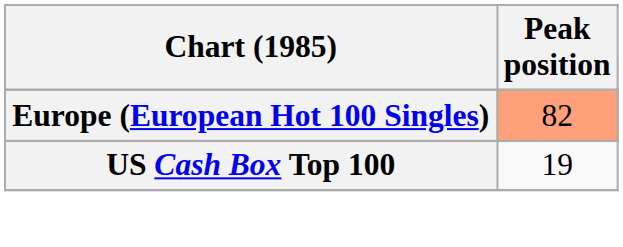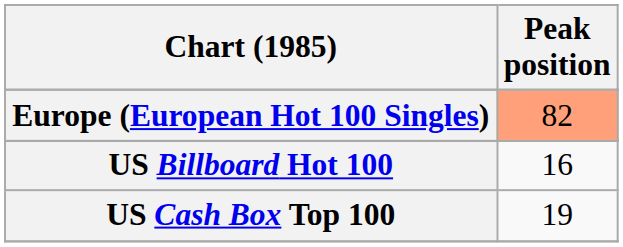+ row: (251, 164)
